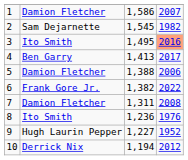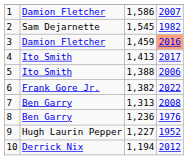(47, 42) Ito Smith -> (64, 42) Damion Fletcher
(140, 42) 1,495 -> (140, 42) 1,459
(47, 57) Ben Garry -> (47, 57) Ito Smith
(64, 72) Damion Fletcher -> (47, 72) Ito Smith
(64, 102) Damion Fletcher -> (47, 102) Ben Garry
(140, 102) 1,311 -> (140, 102) 1,313
(47, 117) Ito Smith -> (47, 117) Ben Garry
